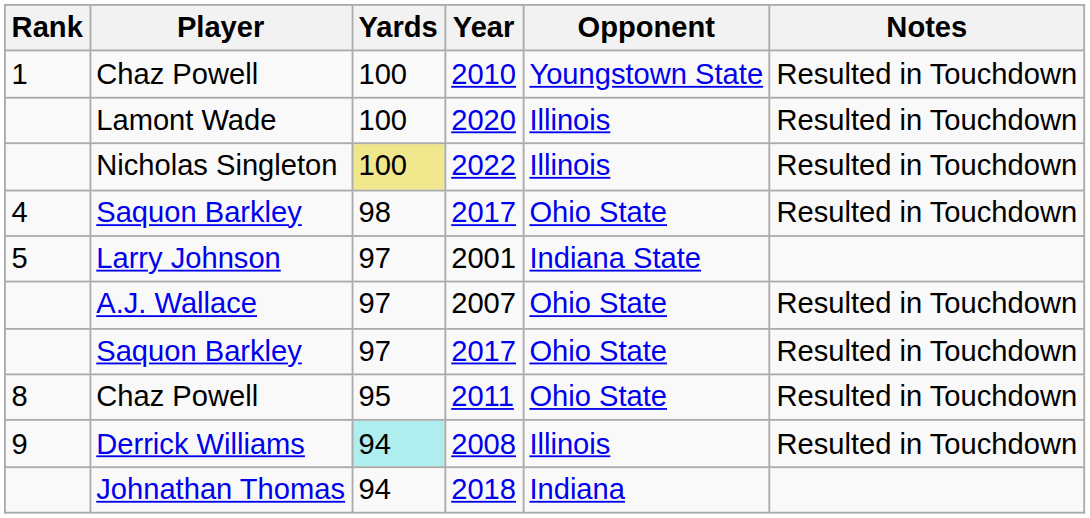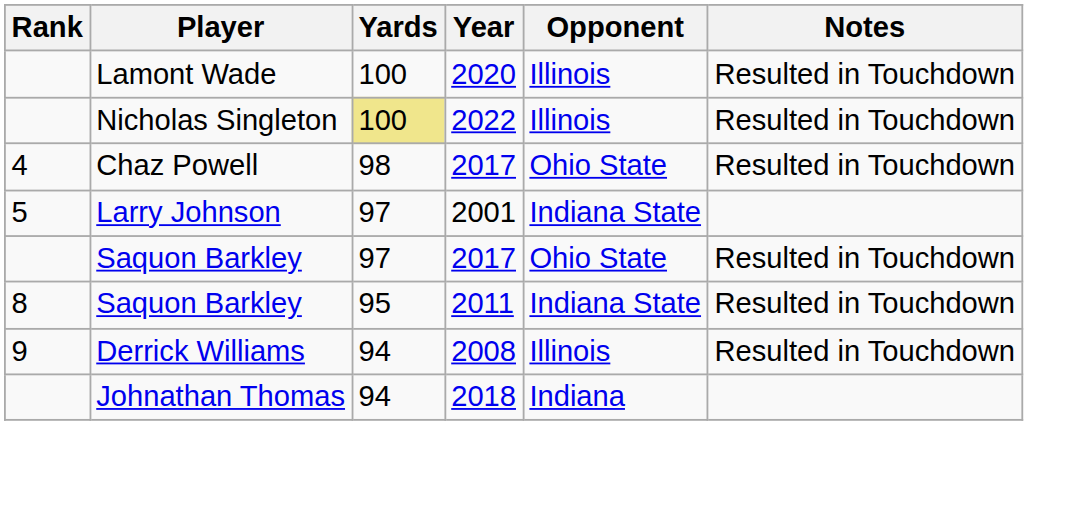- row: (20, 73)
(199, 212) Saquon Barkley -> (177, 166) Chaz Powell
- row: (47, 305)
(177, 397) Chaz Powell -> (199, 304) Saquon Barkley
(598, 397) Ohio State -> (615, 304) Indiana State
(375, 443) paleturquoise background -> (375, 350) no background
